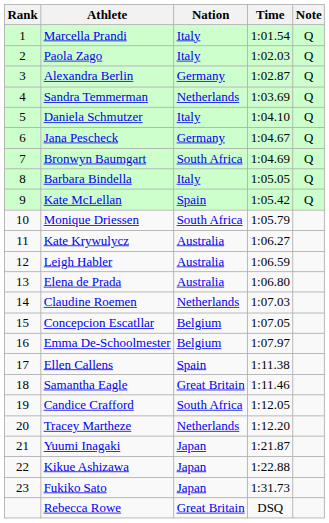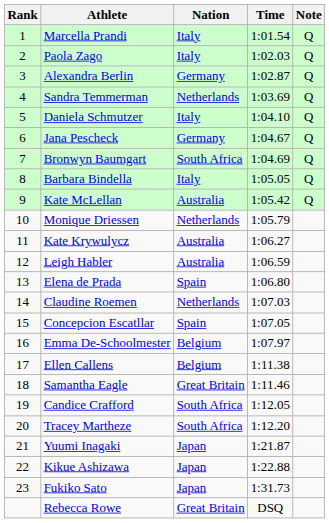(191, 199) Spain -> (200, 199) Australia
(210, 220) South Africa -> (208, 220) Netherlands
(200, 281) Australia -> (191, 281) Spain
(199, 323) Belgium -> (191, 323) Spain
(191, 364) Spain -> (199, 364) Belgium
(208, 425) Netherlands -> (210, 425) South Africa
